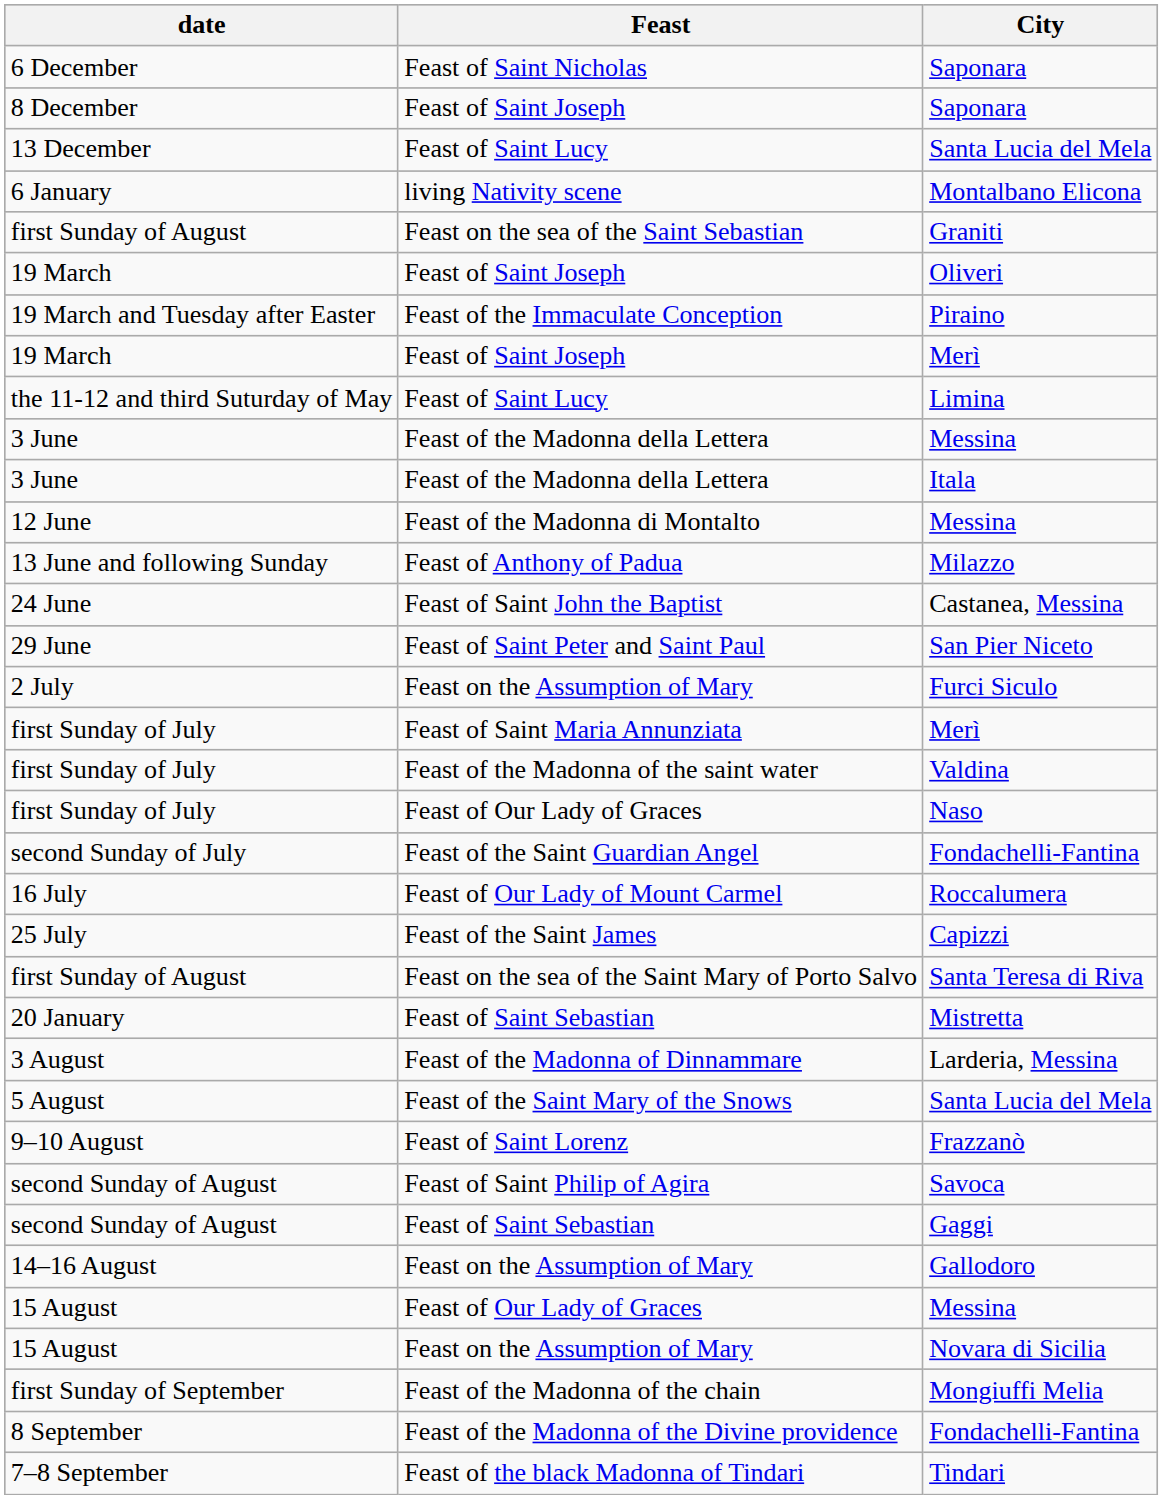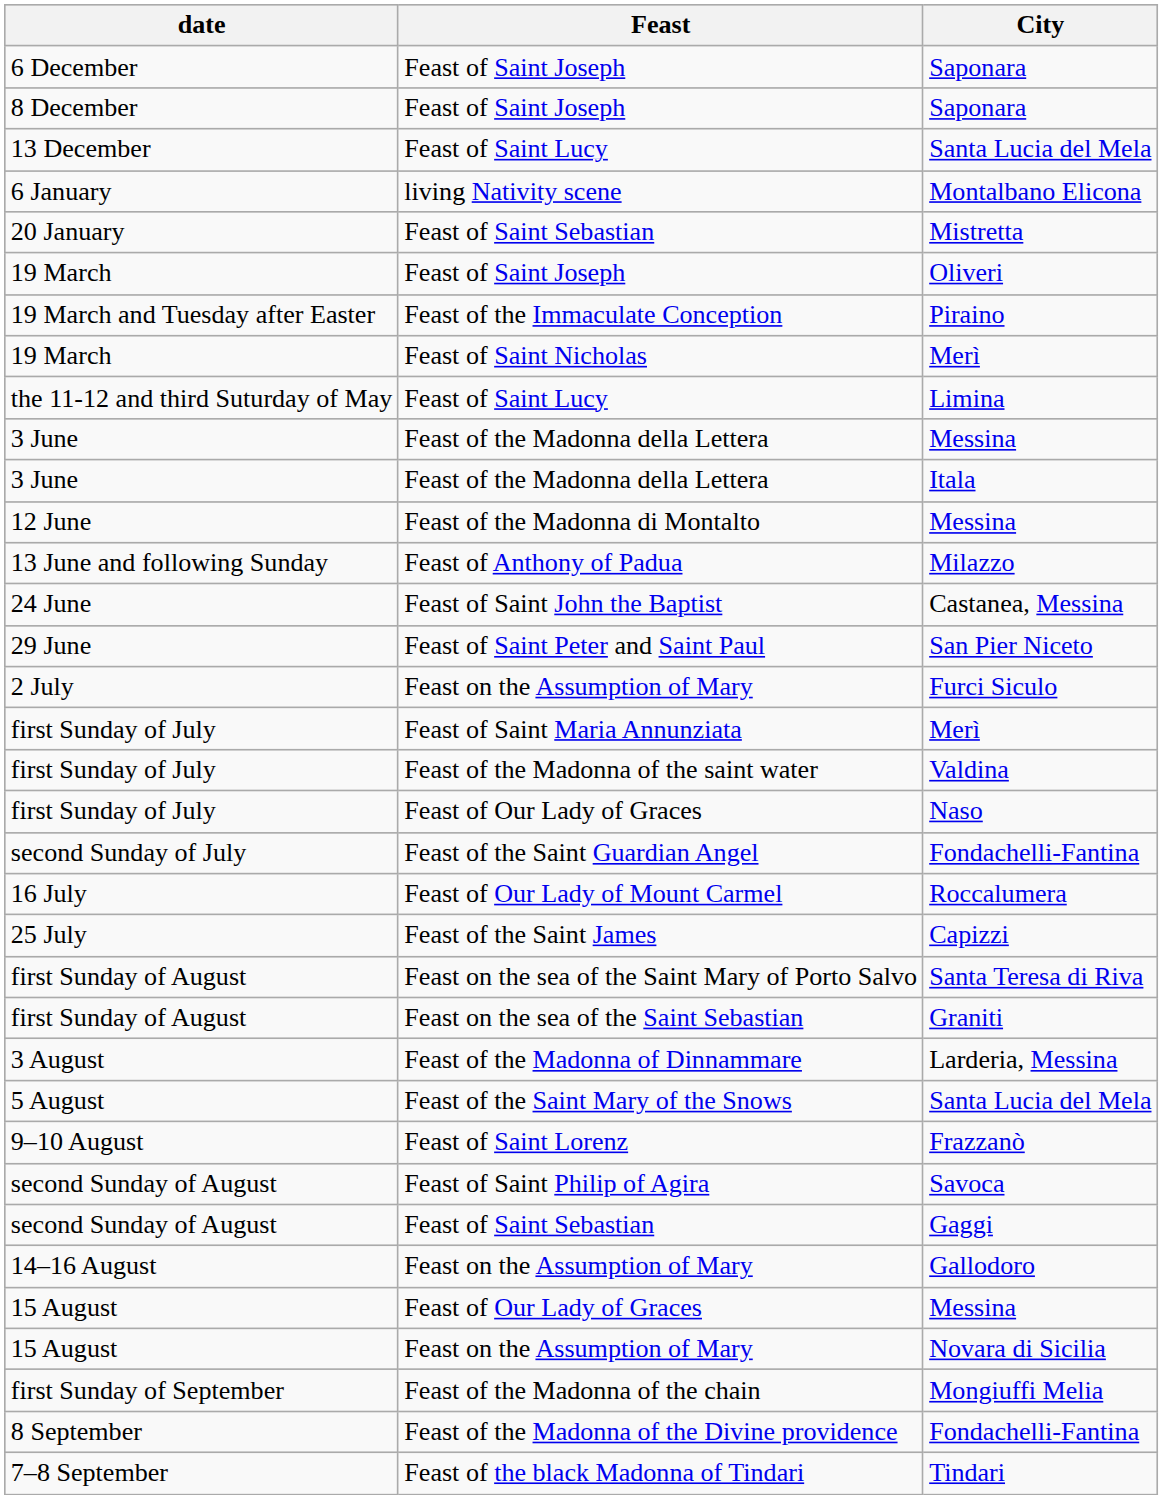(526, 66) Feast of Saint Nicholas -> (515, 66) Feast of Saint Joseph
rows swapped: (68, 1017) <-> (129, 231)
(515, 356) Feast of Saint Joseph -> (526, 356) Feast of Saint Nicholas
